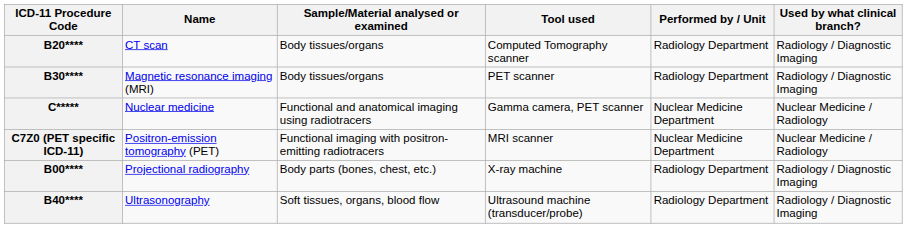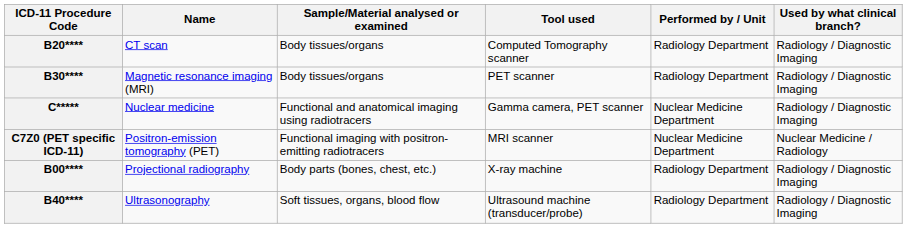(824, 113) Nuclear Medicine / Radiology -> (834, 113) Radiology / Diagnostic Imaging
